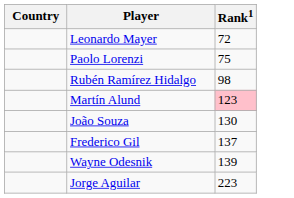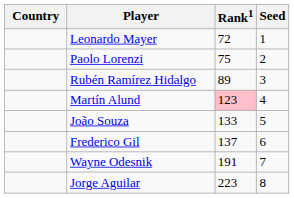+ column: (272, 16)
(224, 79) 98 -> (224, 79) 89
(228, 121) 130 -> (228, 121) 133
(228, 162) 139 -> (228, 162) 191
